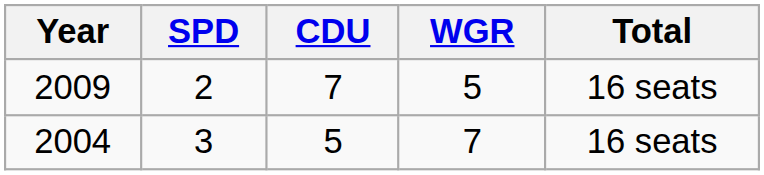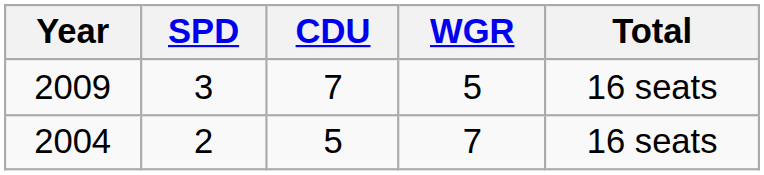(204, 86) 2 -> (204, 86) 3
(204, 141) 3 -> (204, 141) 2
